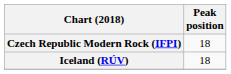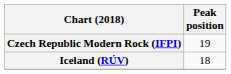(205, 43) 18 -> (205, 43) 19
